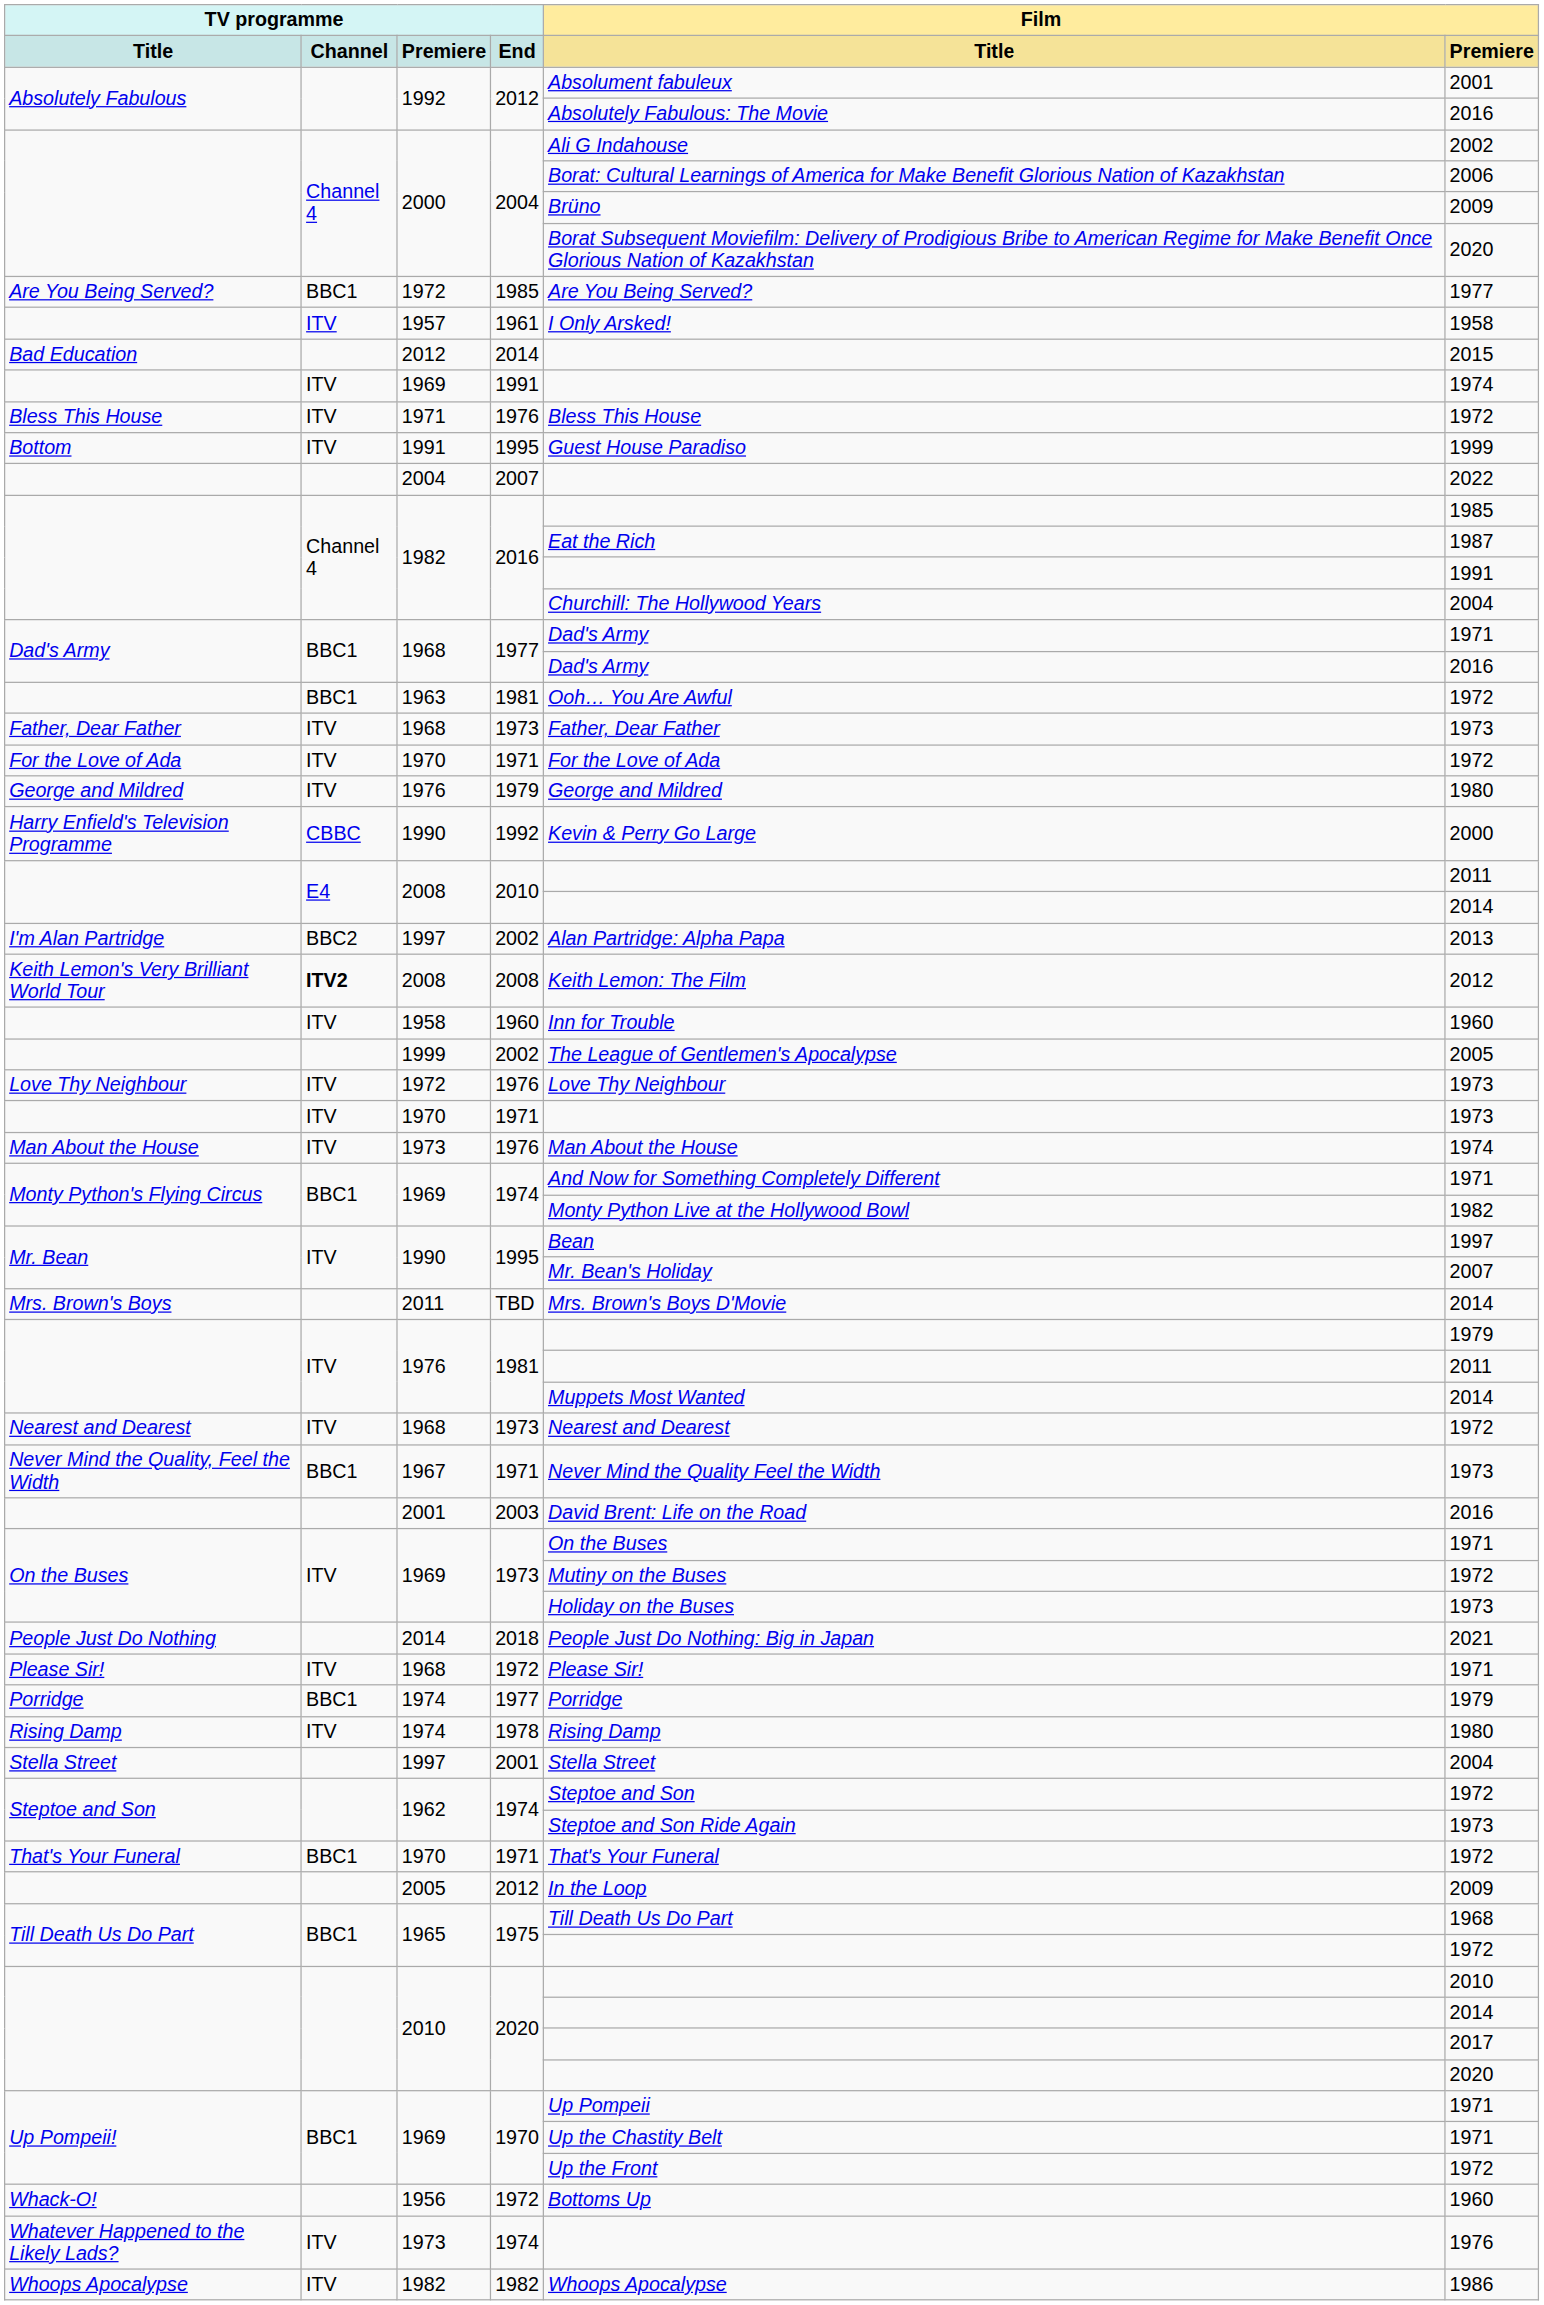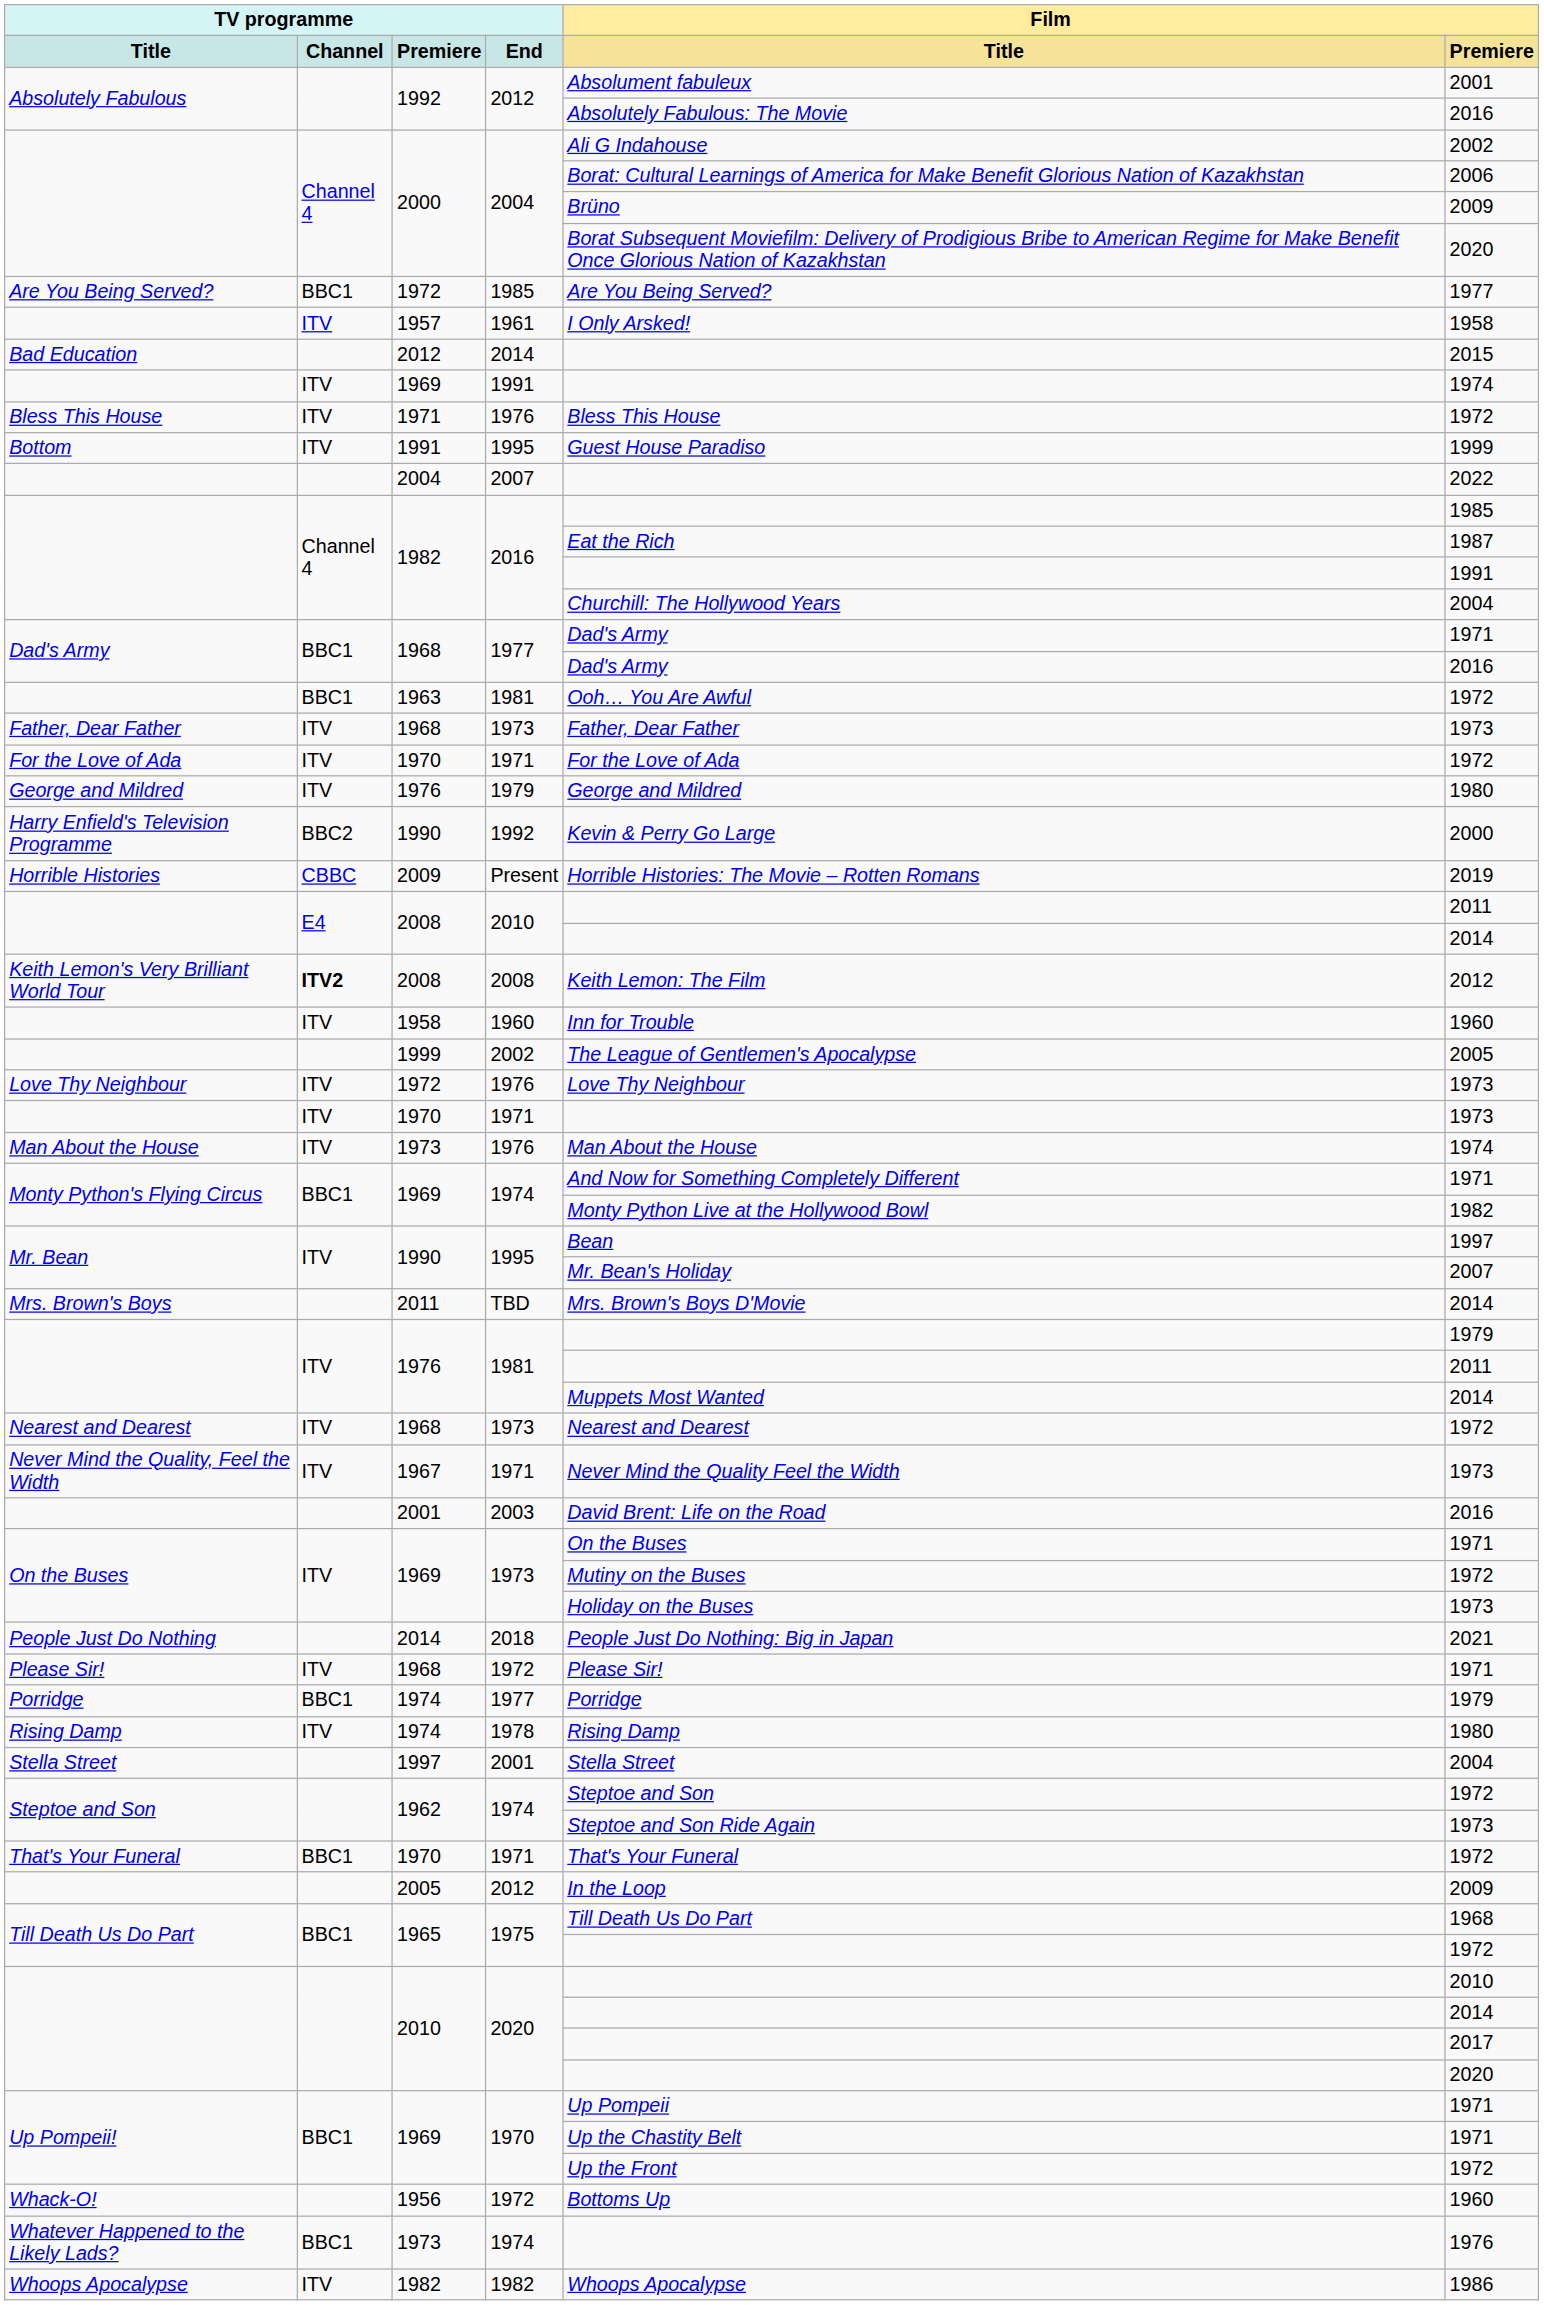(333, 833) CBBC -> (327, 833) BBC2
+ row: (85, 875)
- row: (87, 938)
(332, 1470) BBC1 -> (317, 1470) ITV
(321, 2242) ITV -> (327, 2242) BBC1
